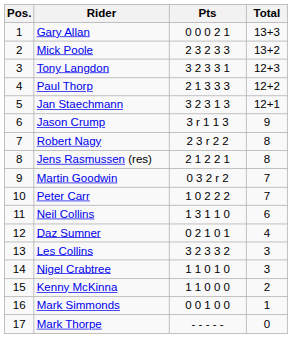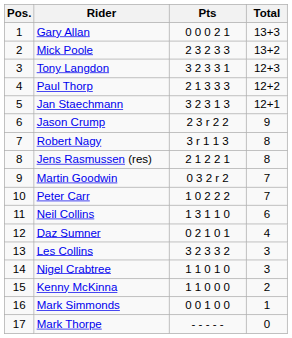(208, 123) 3 r 1 1 3 -> (208, 123) 2 3 r 2 2
(208, 141) 2 3 r 2 2 -> (208, 141) 3 r 1 1 3
